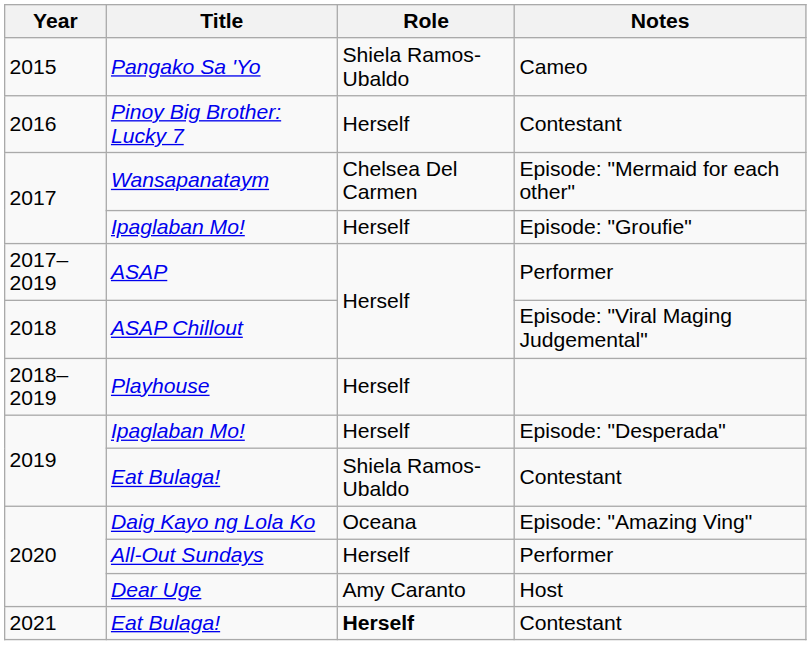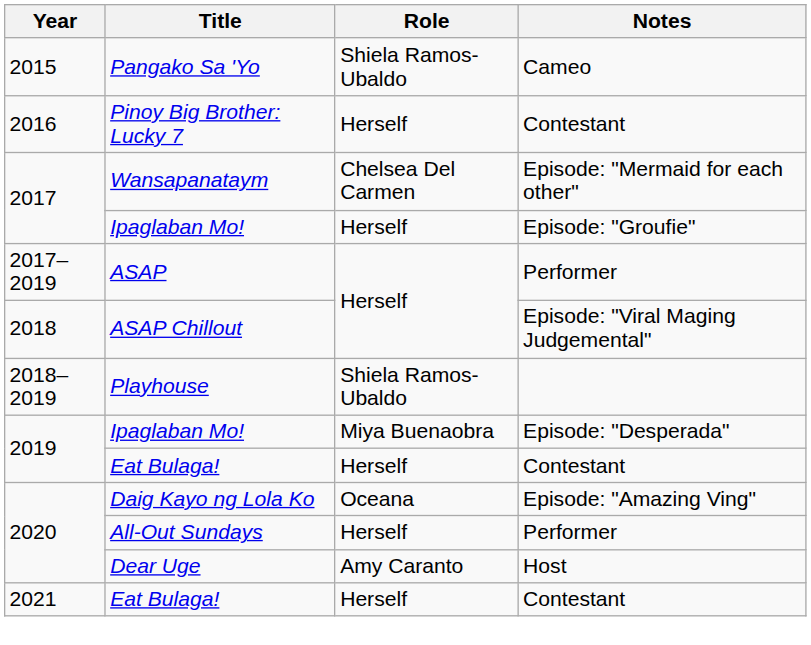(376, 386) Herself -> (409, 386) Shiela Ramos-Ubaldo
(376, 431) Herself -> (417, 431) Miya Buenaobra
(412, 477) Shiela Ramos-Ubaldo -> (374, 465) Herself
(378, 623) bold -> (374, 599) normal
